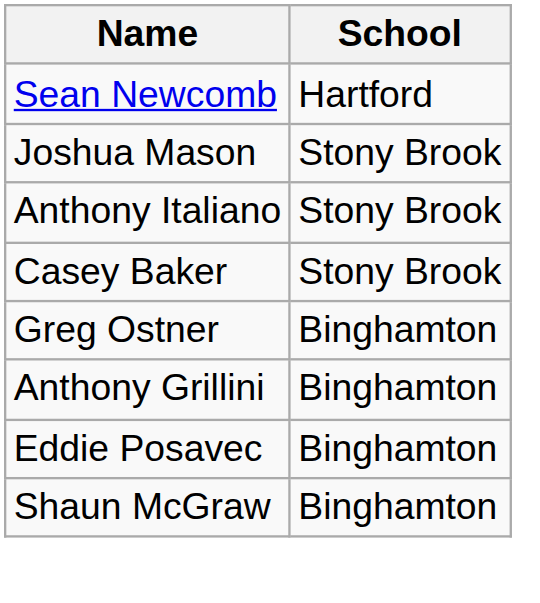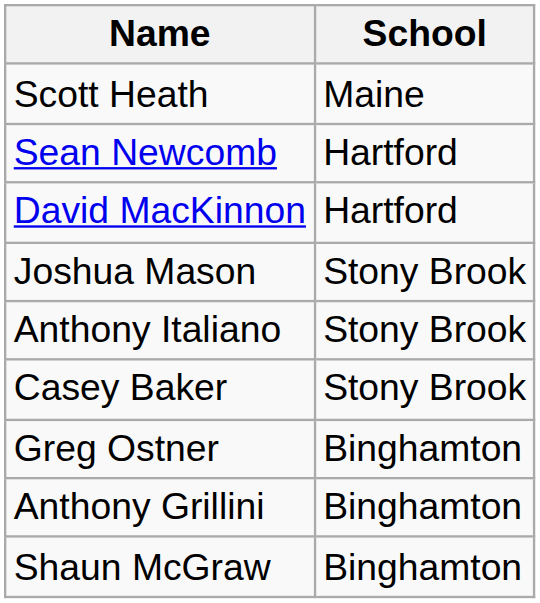+ row: (111, 93)
+ row: (160, 211)
- row: (138, 447)
